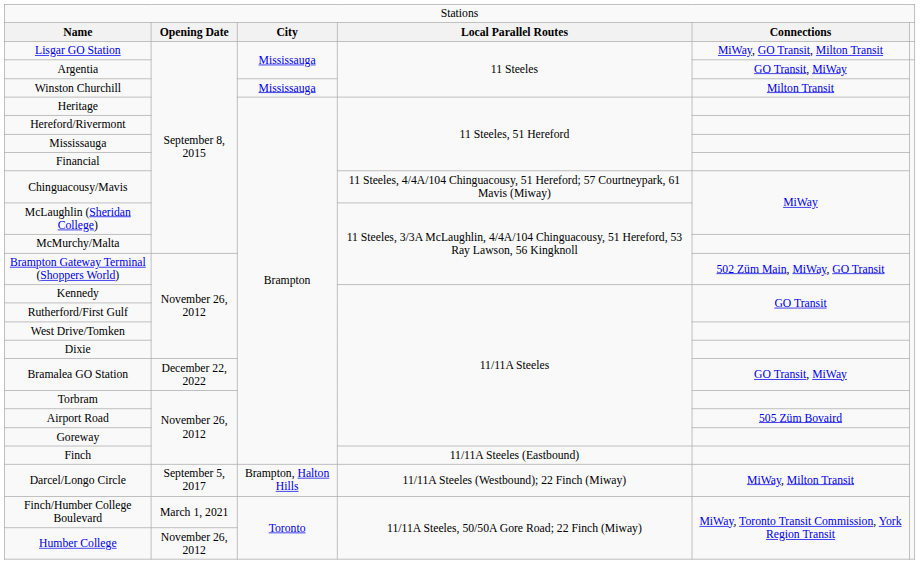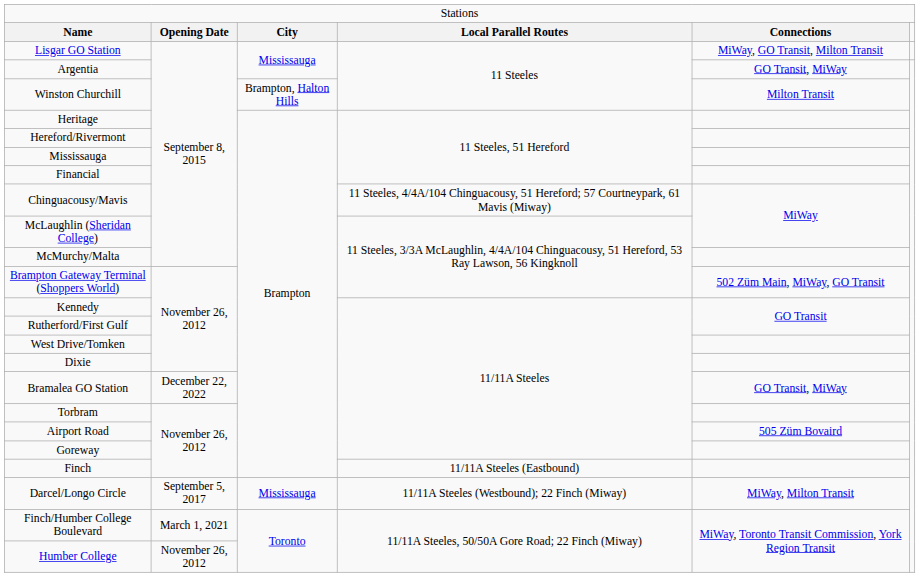(287, 87) Mississauga -> (287, 94) Brampton, Halton Hills
(287, 480) Brampton, Halton Hills -> (287, 493) Mississauga
